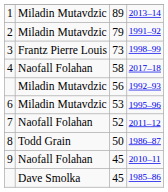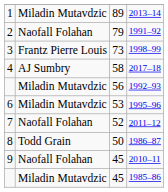(62, 31) Miladin Mutavdzic -> (55, 31) Naofall Folahan
(55, 68) Naofall Folahan -> (44, 68) AJ Sumbry
(49, 178) Dave Smolka -> (62, 178) Miladin Mutavdzic
